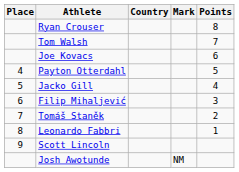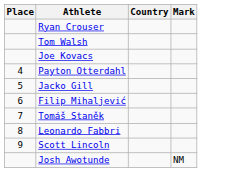- column: (216, 12)
